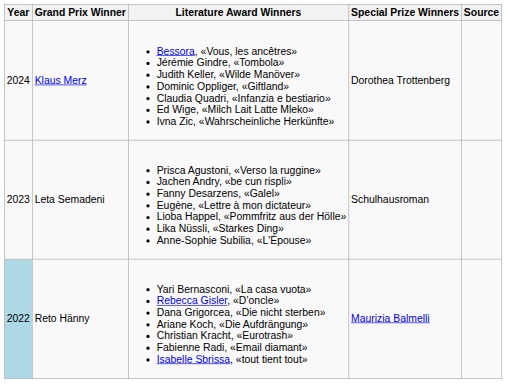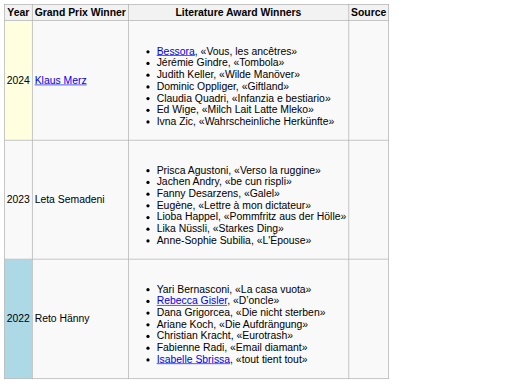- column: (405, 12)
(18, 80) no background -> (18, 80) lightyellow background
